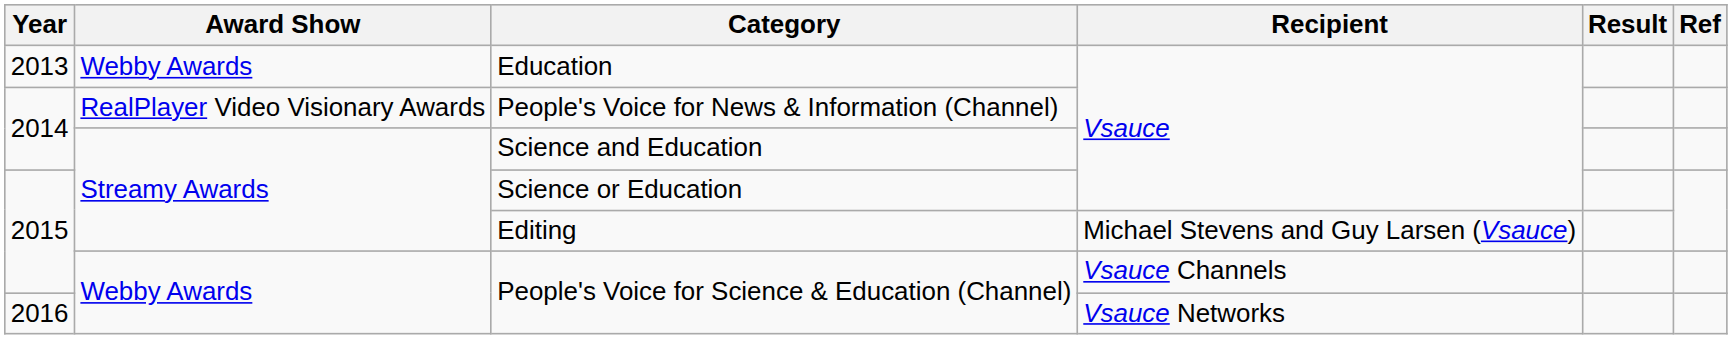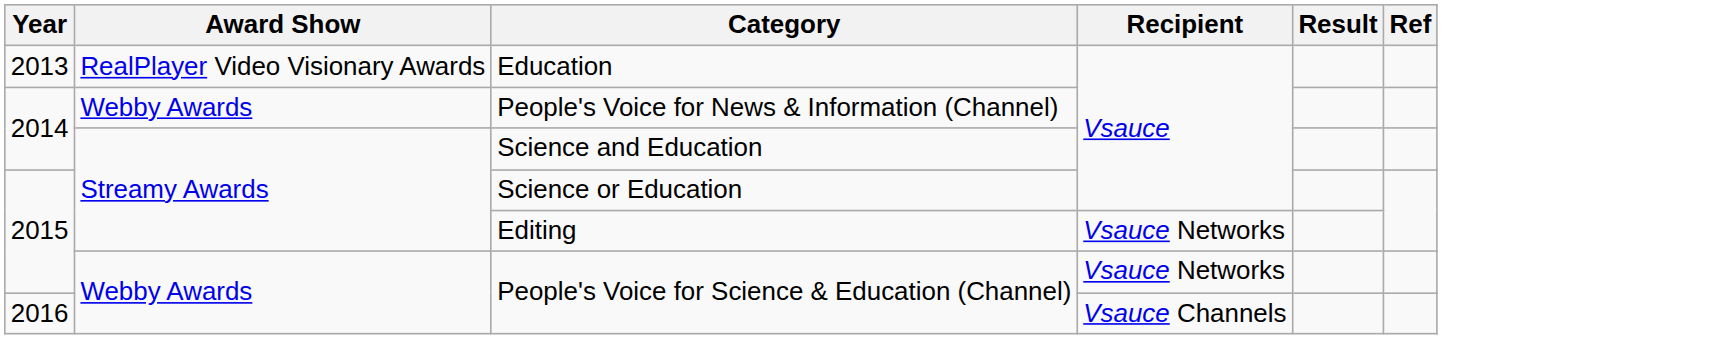(166, 66) Webby Awards -> (283, 66) RealPlayer Video Visionary Awards
(283, 107) RealPlayer Video Visionary Awards -> (166, 107) Webby Awards
(1330, 230) Michael Stevens and Guy Larsen (Vsauce) -> (1184, 230) Vsauce Networks
(1185, 271) Vsauce Channels -> (1184, 271) Vsauce Networks
(1184, 312) Vsauce Networks -> (1185, 312) Vsauce Channels
